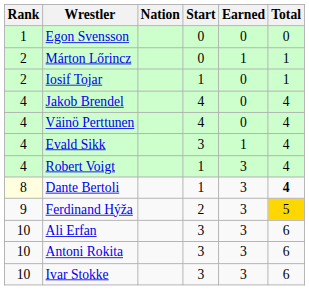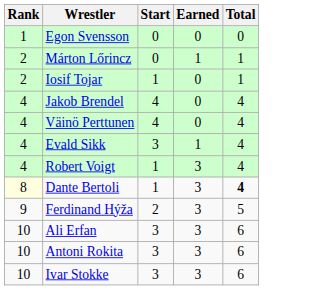- column: (160, 15)
(286, 209) gold background -> (241, 209) no background
